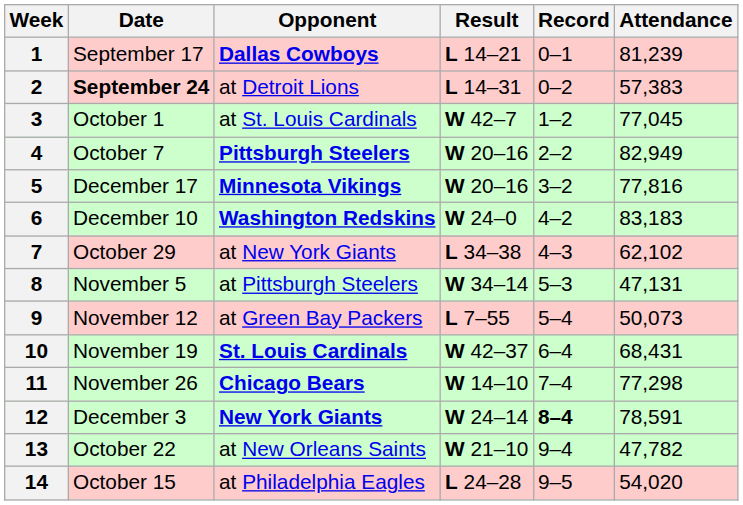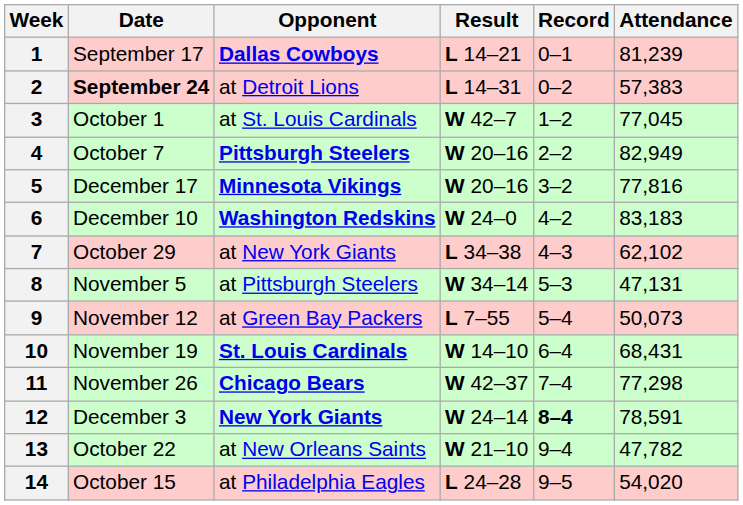(487, 350) W 42–37 -> (487, 350) W 14–10
(487, 383) W 14–10 -> (487, 383) W 42–37
